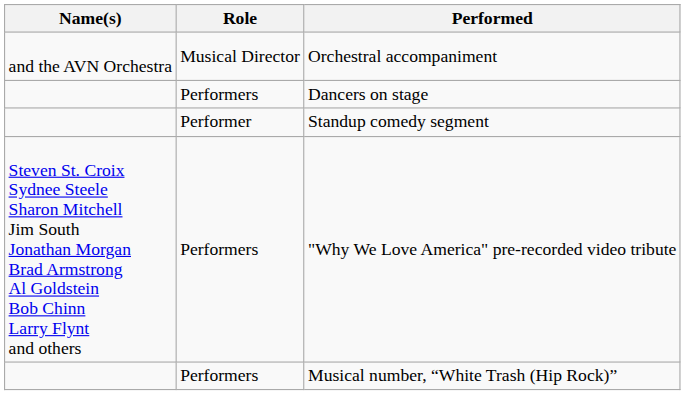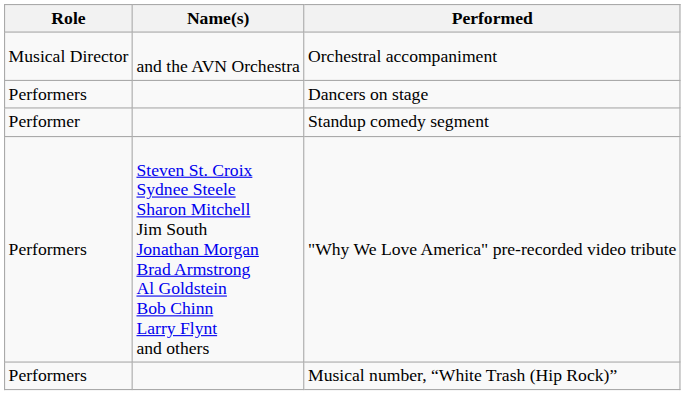columns swapped: (90, 18) <-> (240, 18)
